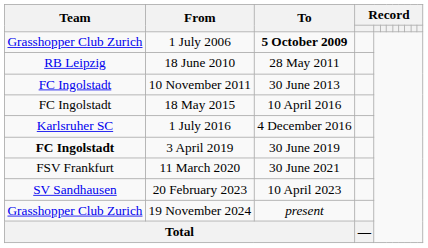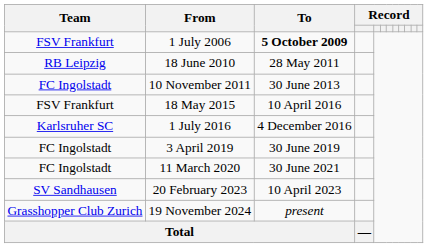(75, 42) Grasshopper Club Zurich -> (75, 42) FSV Frankfurt
(75, 105) FC Ingolstadt -> (75, 105) FSV Frankfurt
(75, 147) bold -> (75, 147) normal
(75, 168) FSV Frankfurt -> (75, 168) FC Ingolstadt
